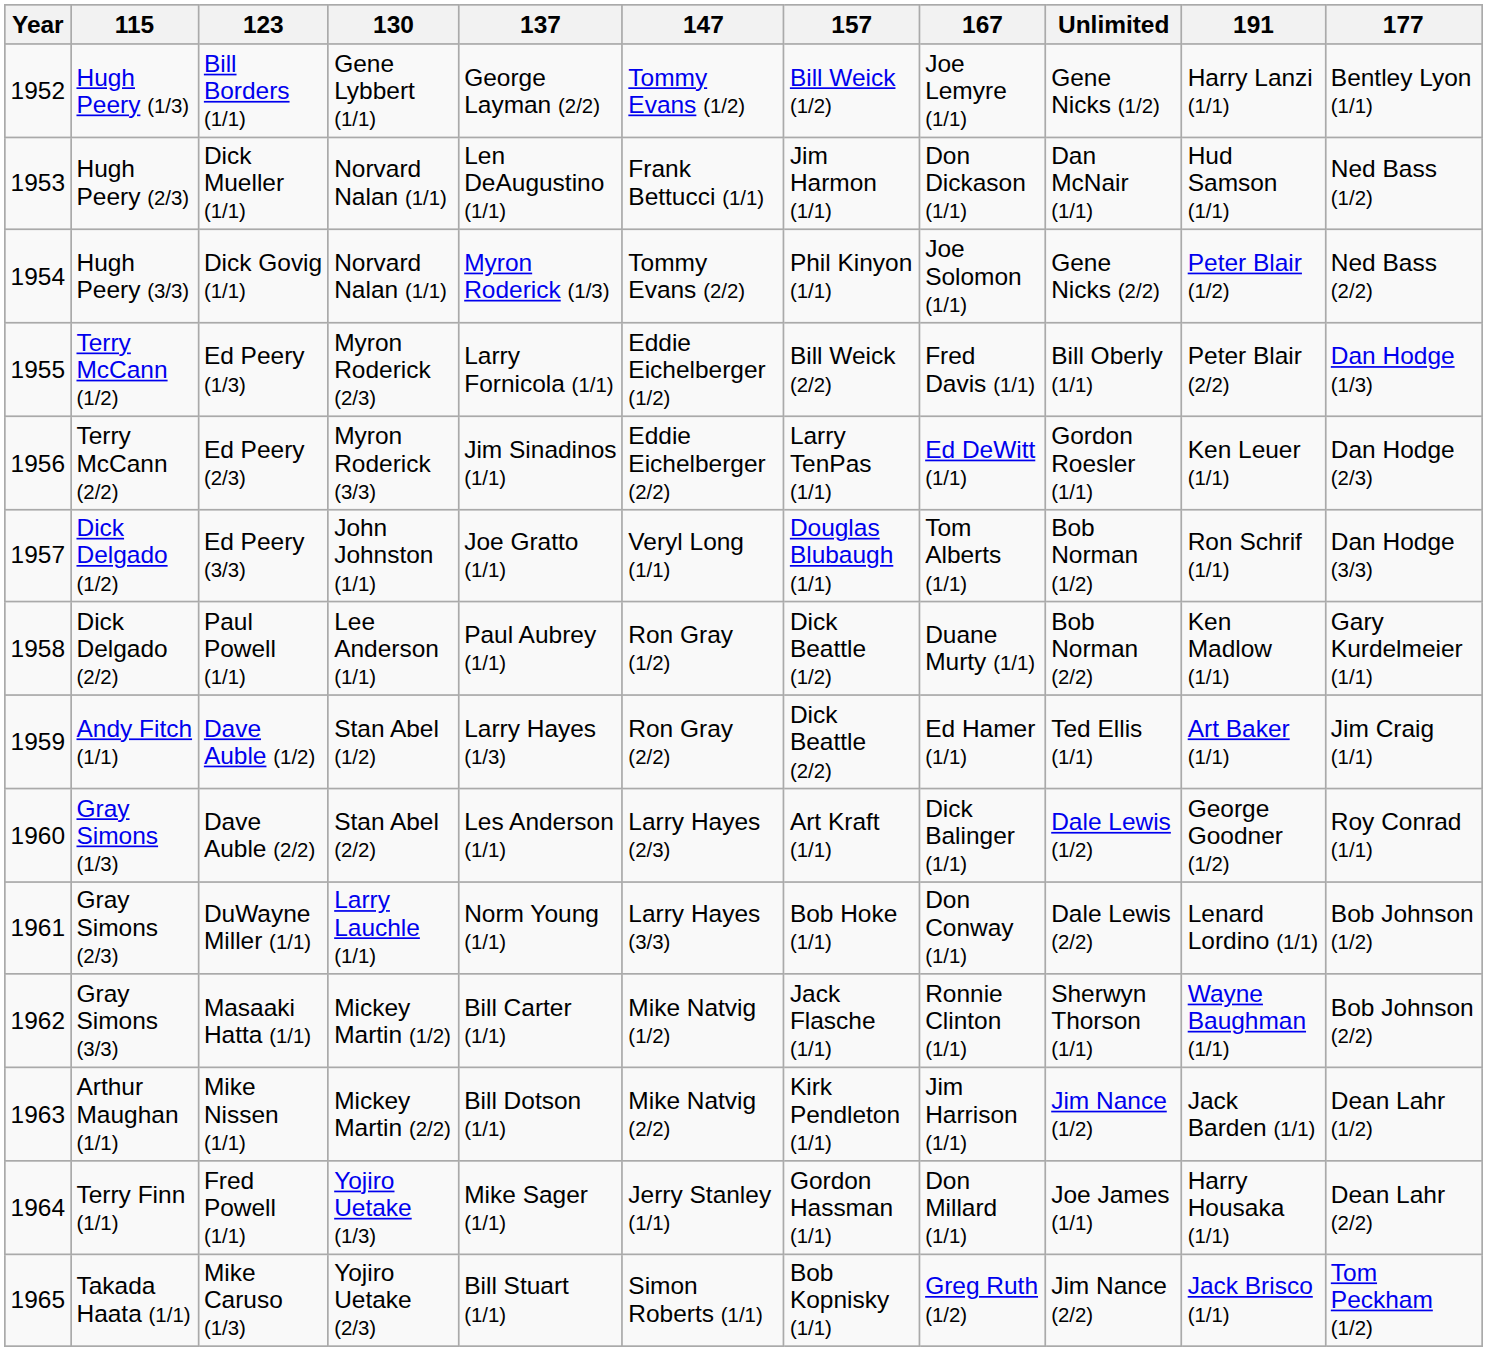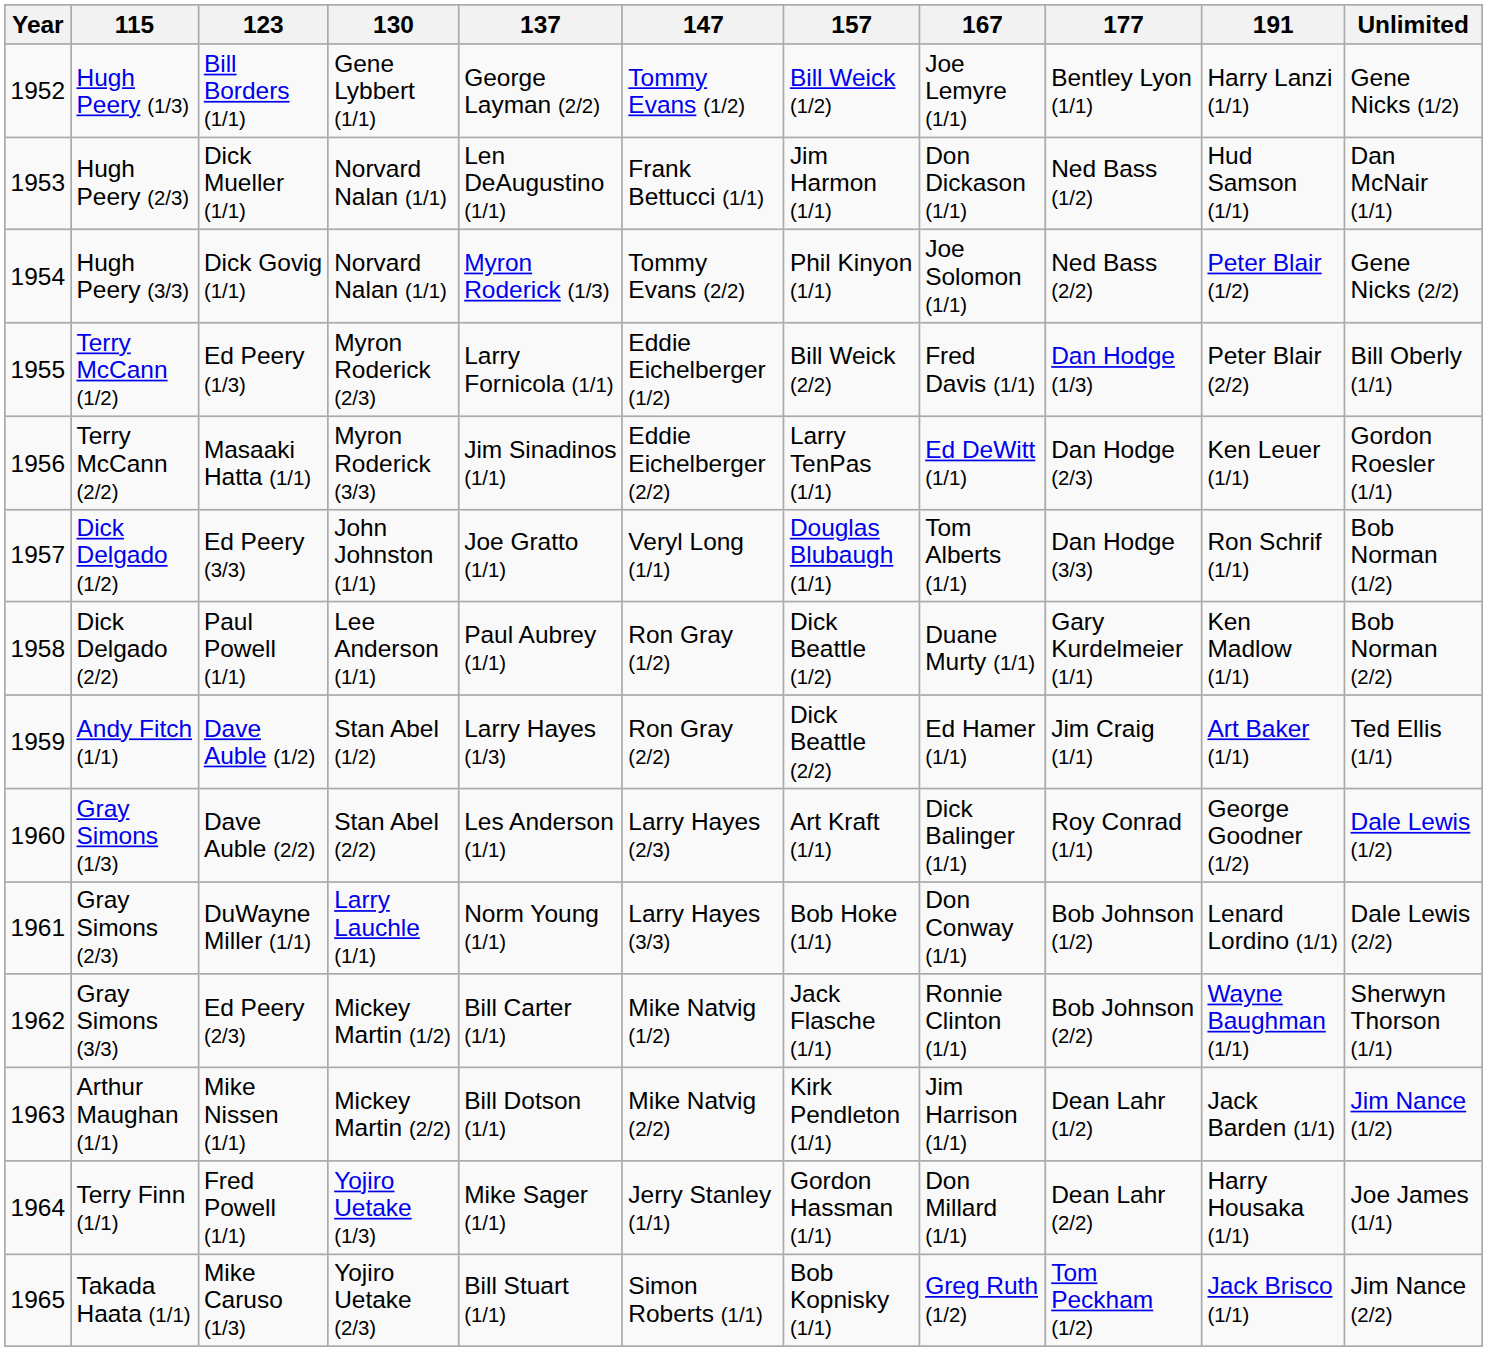columns swapped: (1403, 25) <-> (1114, 25)
(254, 463) Ed Peery (2/3) -> (258, 463) Masaaki Hatta (1/1)
(258, 1021) Masaaki Hatta (1/1) -> (254, 1021) Ed Peery (2/3)
